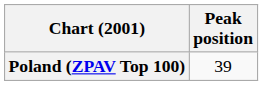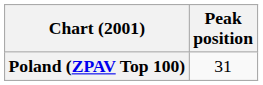(223, 66) 39 -> (223, 66) 31
